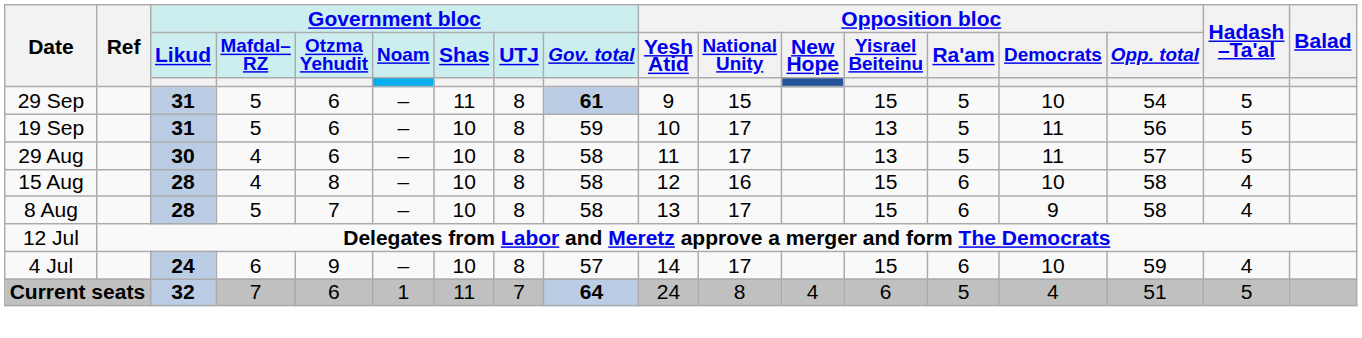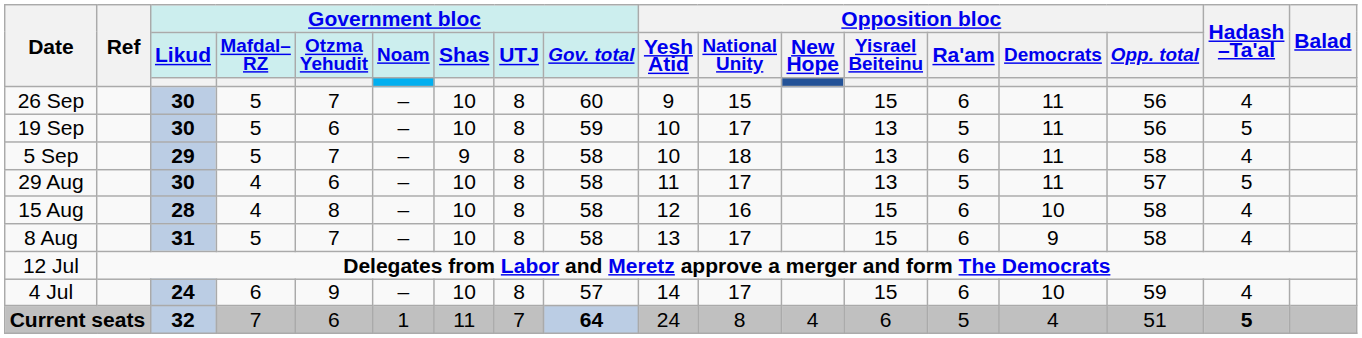- row: (51, 101)
+ row: (51, 101)
(183, 128) 31 -> (183, 128) 30
+ row: (51, 156)
(183, 210) 28 -> (183, 238) 31
(1246, 293) normal -> (1246, 320) bold
